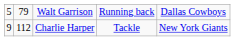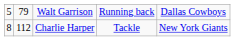(9, 28) 9 -> (9, 28) 8
